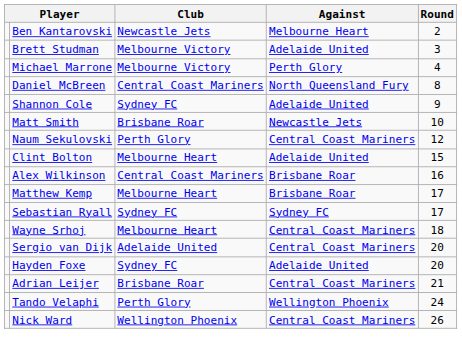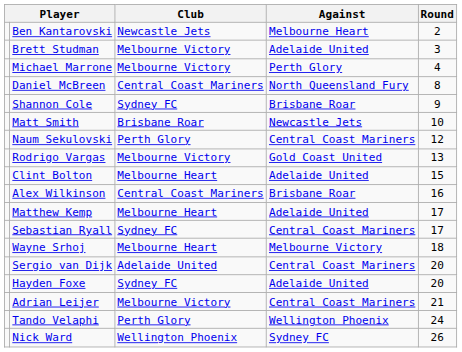(319, 103) Adelaide United -> (312, 103) Brisbane Roar
+ row: (59, 158)
(312, 194) Brisbane Roar -> (319, 212) Adelaide United
(299, 212) Sydney FC -> (342, 230) Central Coast Mariners
(342, 230) Central Coast Mariners -> (326, 248) Melbourne Victory
(161, 284) Brisbane Roar -> (174, 302) Melbourne Victory
(342, 320) Central Coast Mariners -> (299, 338) Sydney FC
